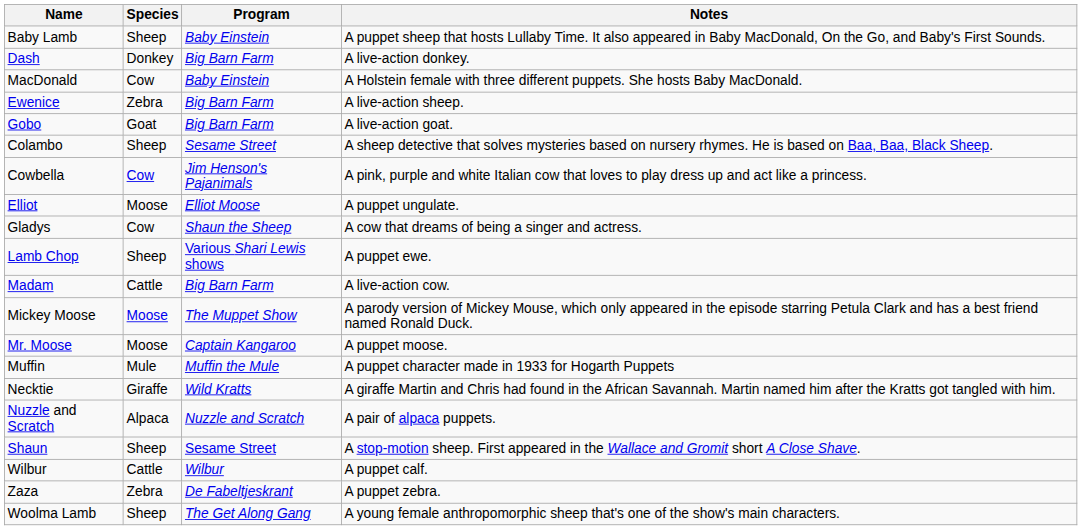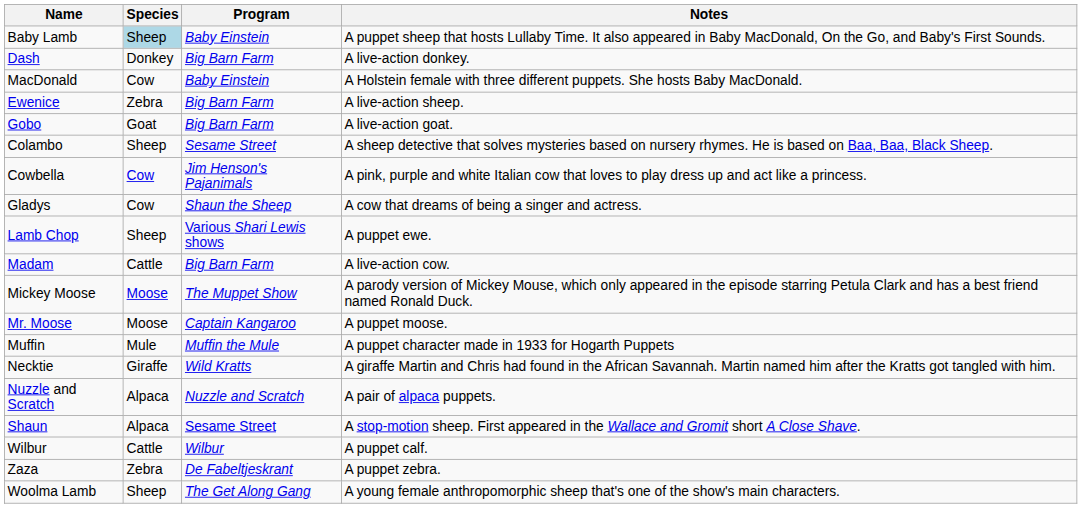(146, 37) no background -> (146, 37) lightblue background
- row: (23, 205)
(146, 448) Sheep -> (148, 426) Alpaca
